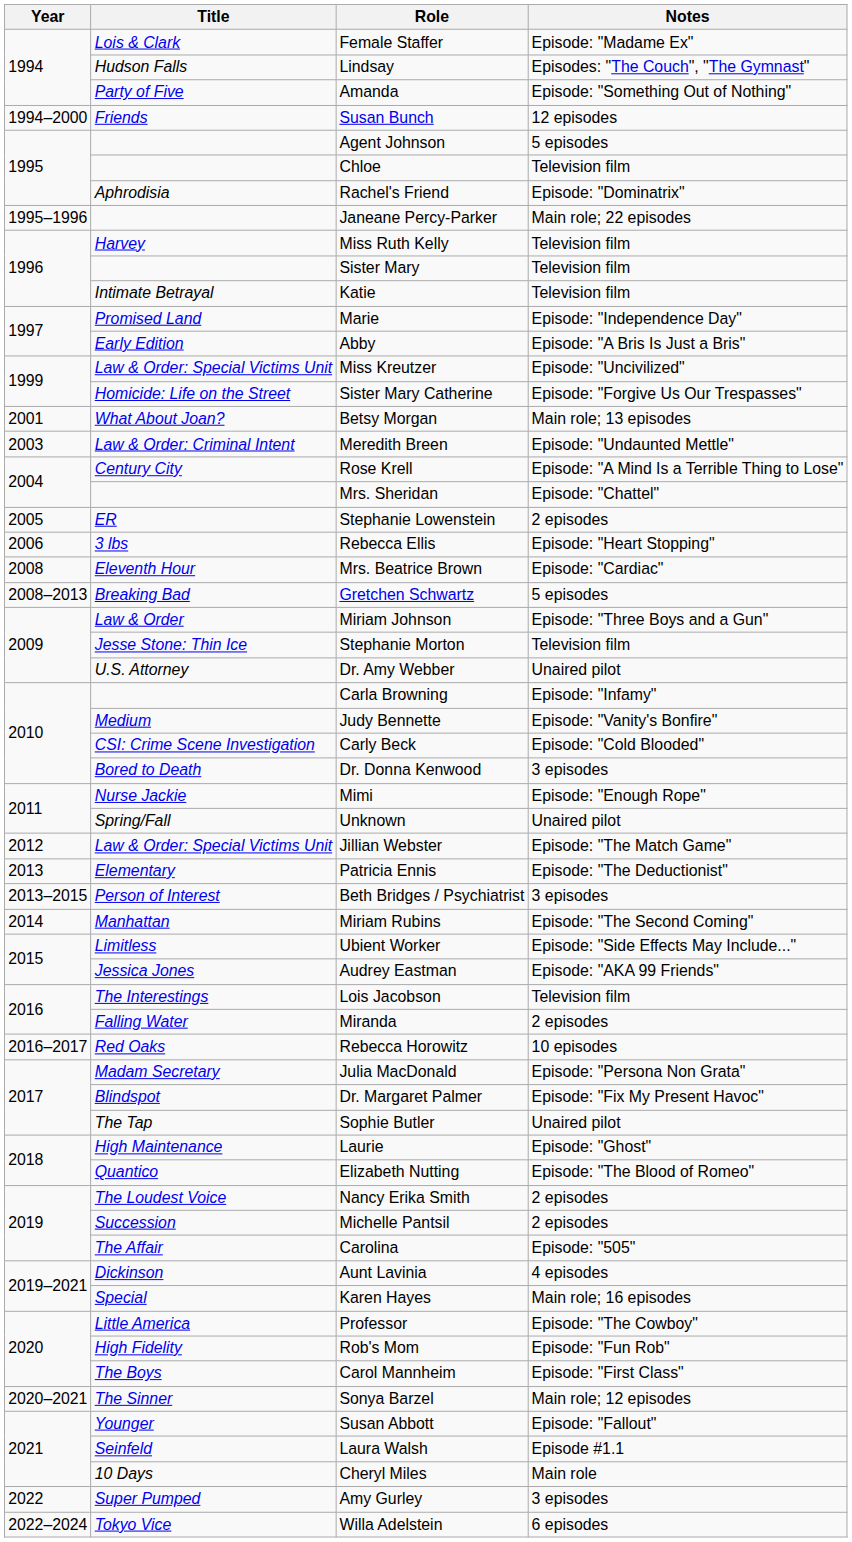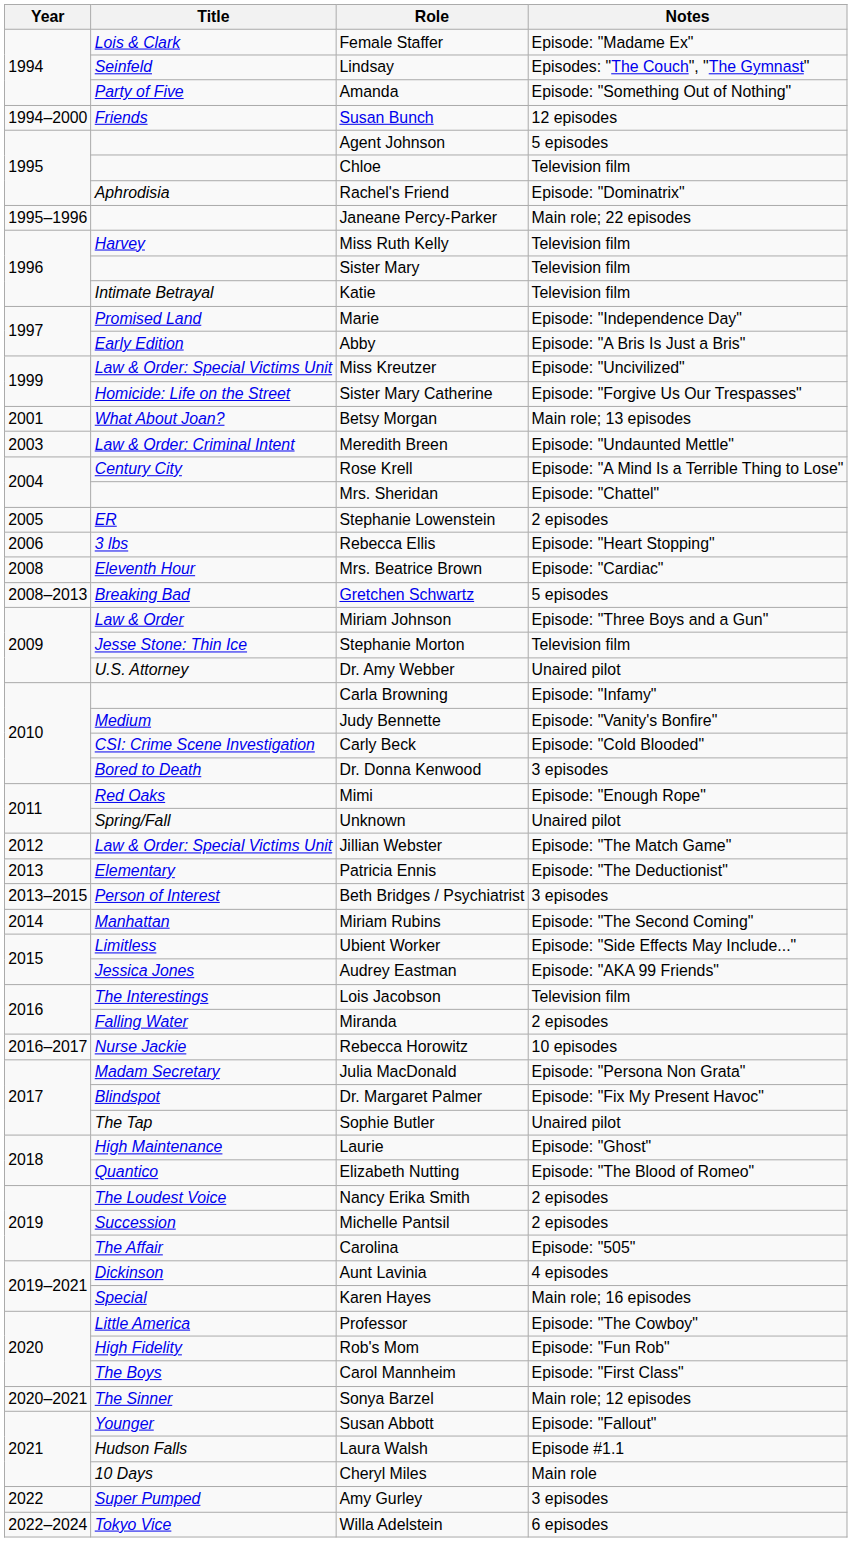(141, 67) Hudson Falls -> (123, 67) Seinfeld
(141, 795) Nurse Jackie -> (130, 795) Red Oaks
(130, 1047) Red Oaks -> (141, 1047) Nurse Jackie
(123, 1448) Seinfeld -> (141, 1448) Hudson Falls
